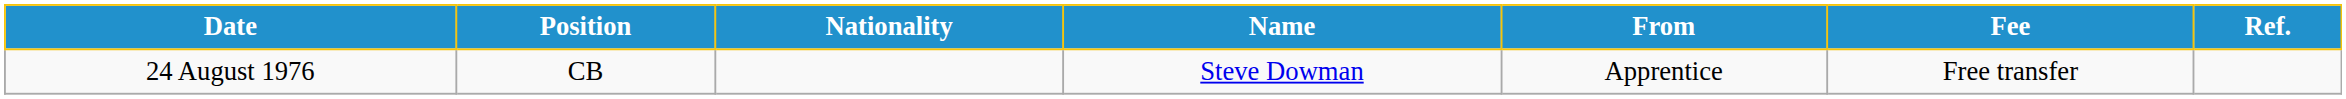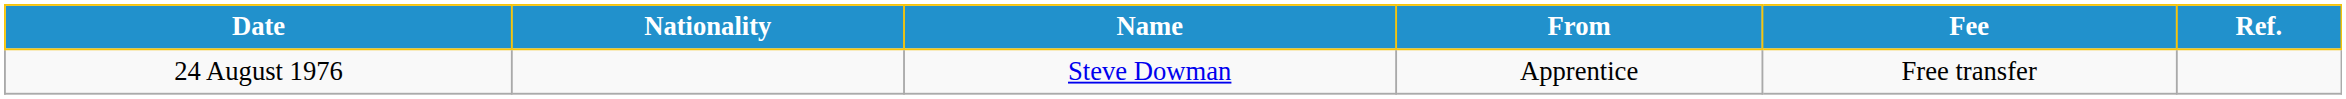- column: (586, 26)
